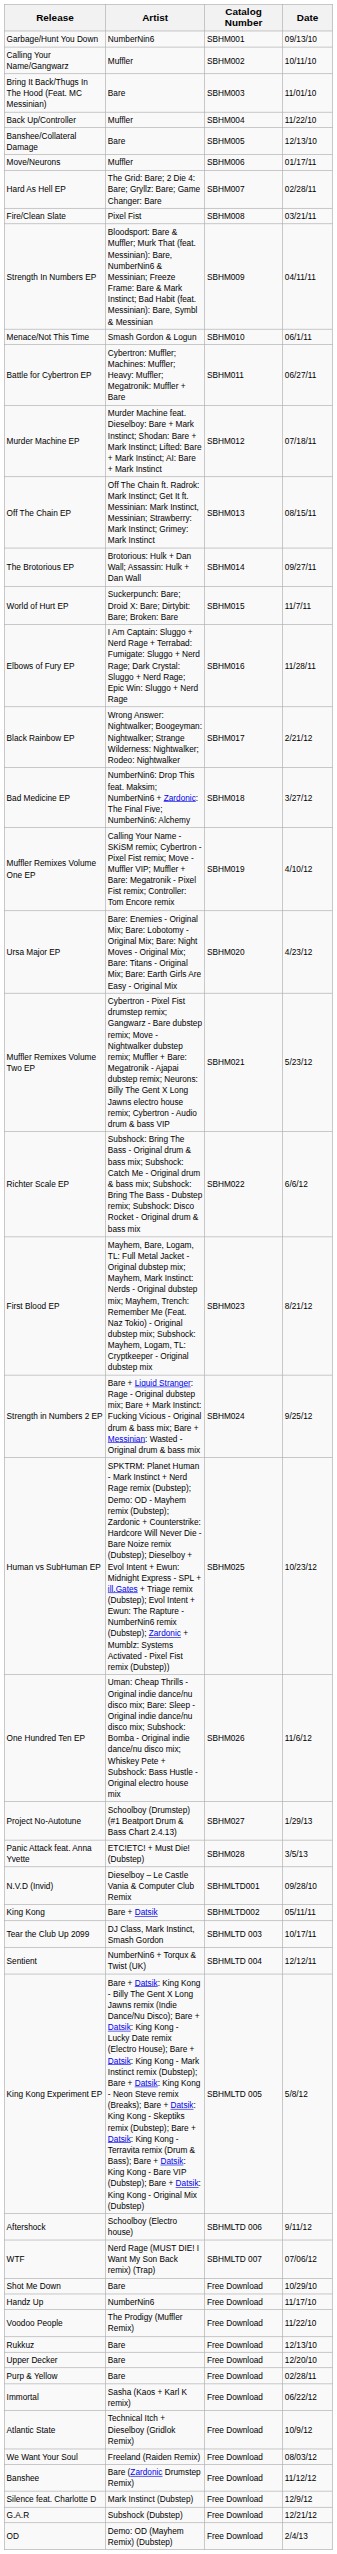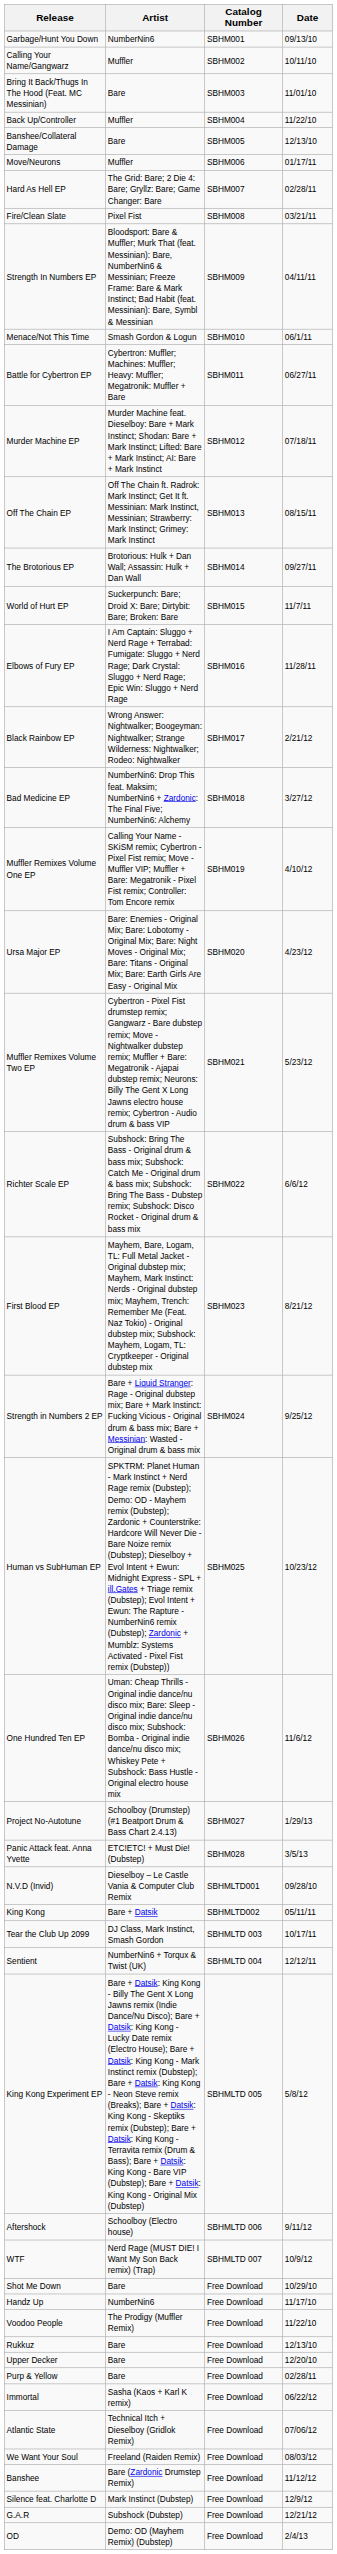(301, 2259) 07/06/12 -> (299, 2259) 10/9/12
(299, 2430) 10/9/12 -> (301, 2430) 07/06/12
